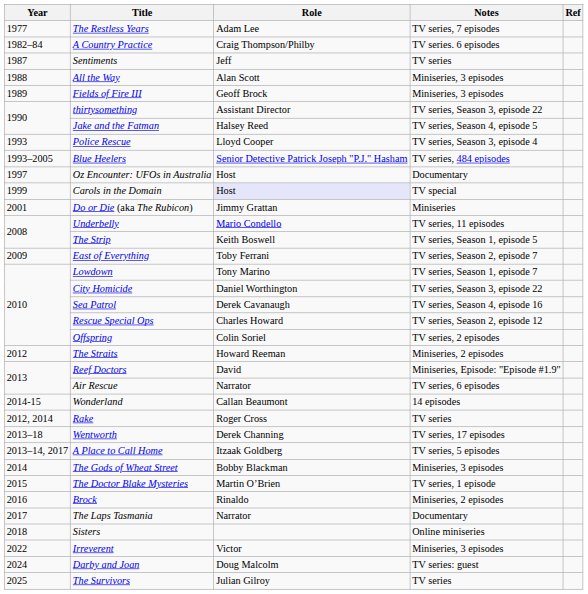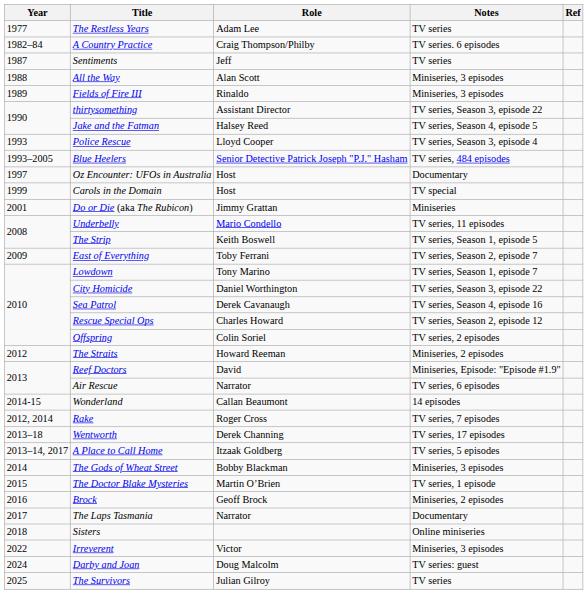(456, 28) TV series, 7 episodes -> (432, 28) TV series
(242, 93) Geoff Brock -> (232, 93) Rinaldo
(226, 191) lavender background -> (226, 191) no background
(432, 418) TV series -> (456, 418) TV series, 7 episodes
(232, 499) Rinaldo -> (242, 499) Geoff Brock
